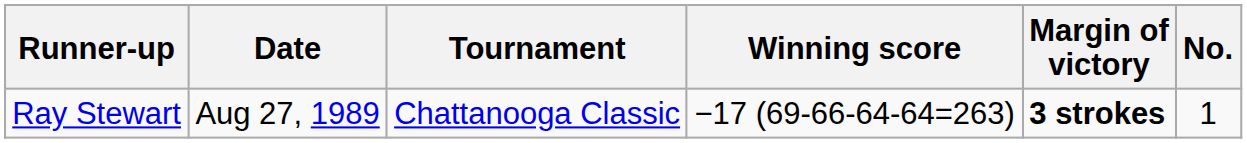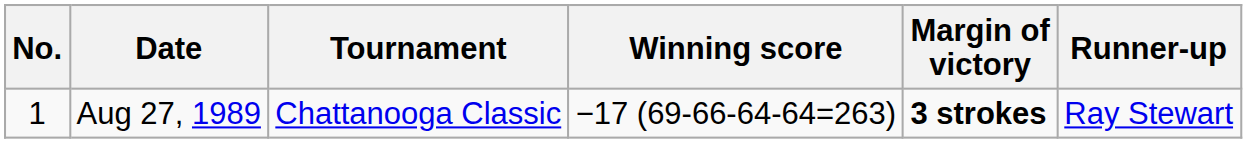columns swapped: (1208, 47) <-> (97, 47)
